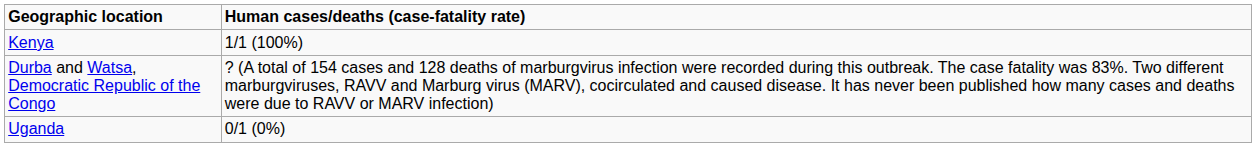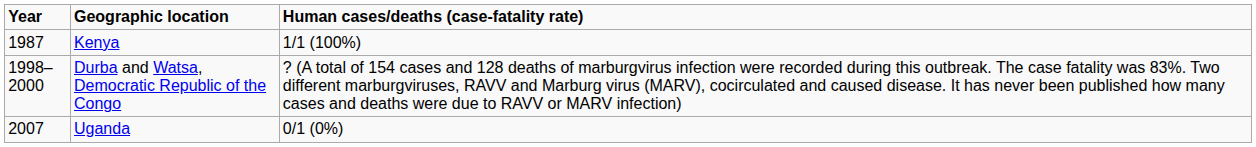+ column: (25, 17)
